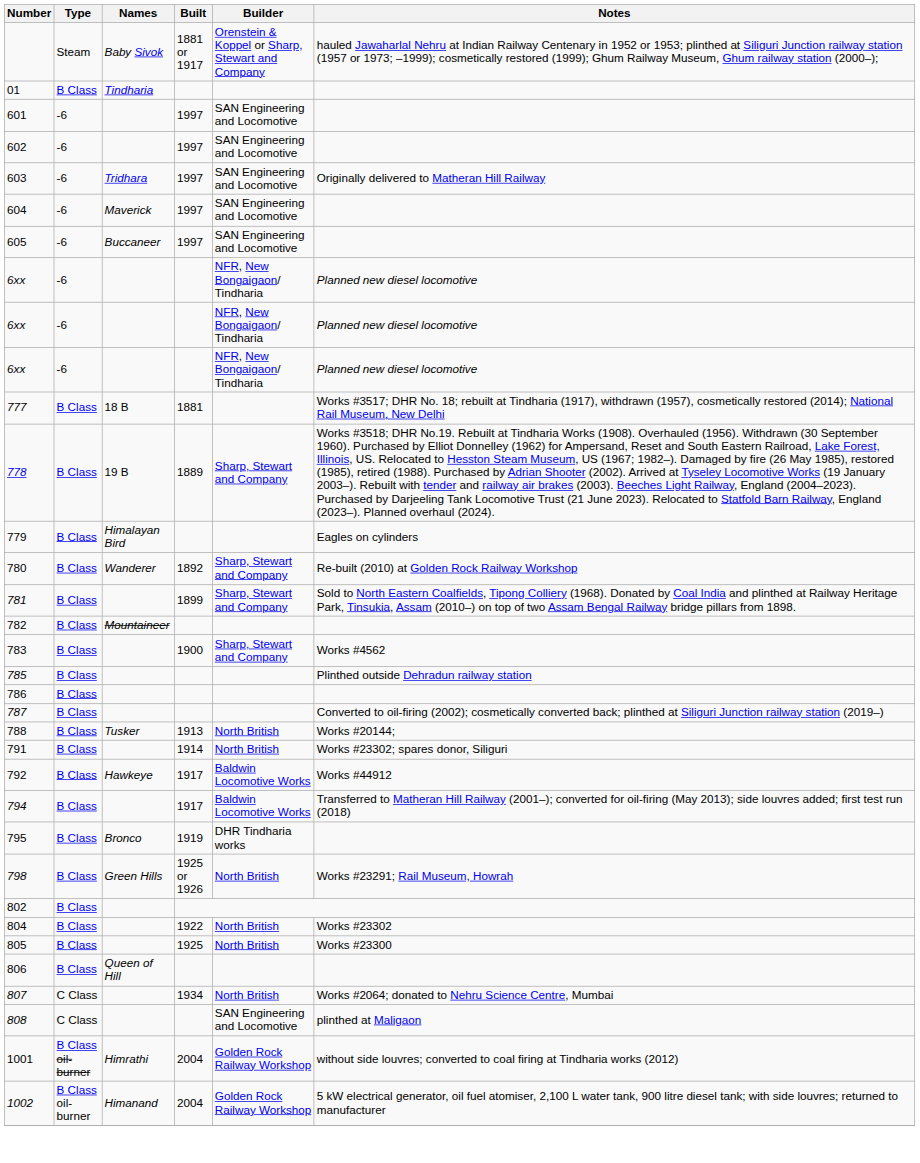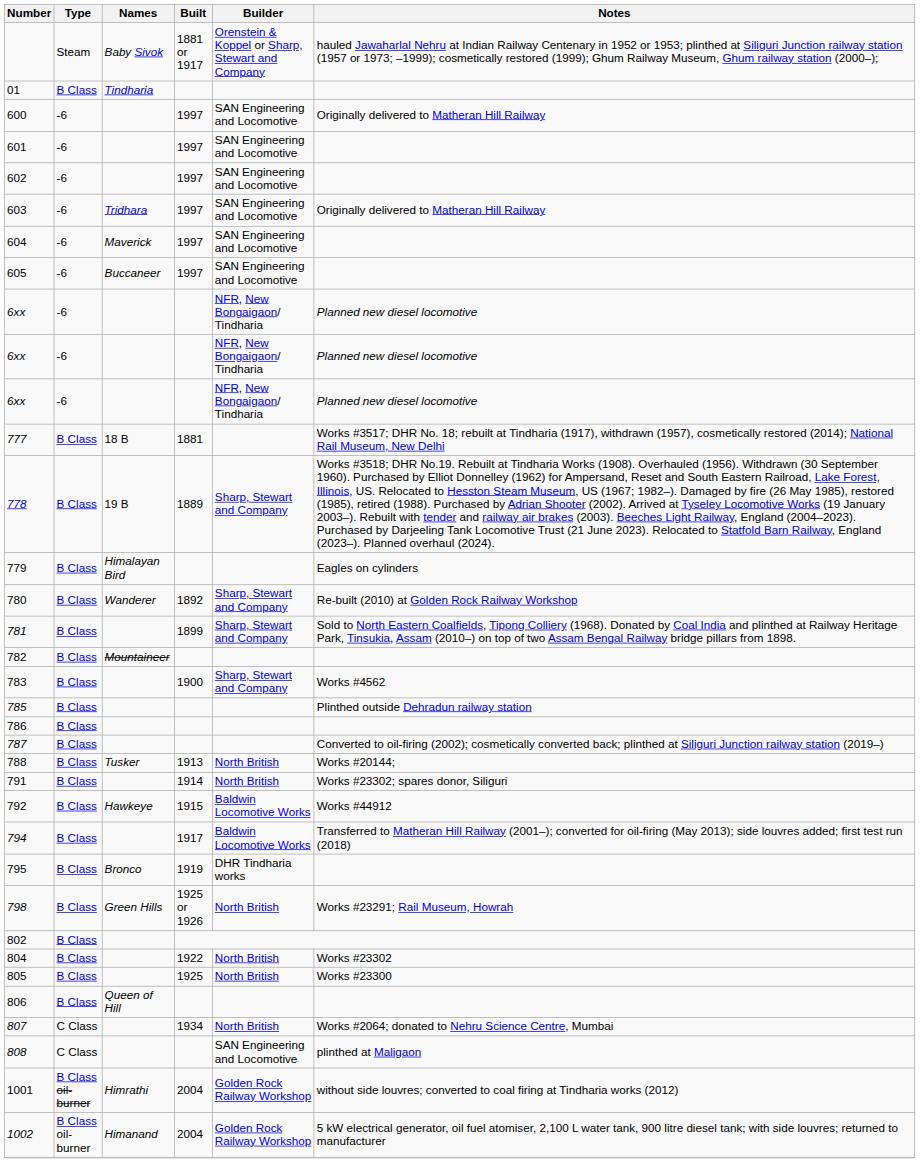+ row: (17, 115)
(190, 774) 1917 -> (190, 806) 1915
